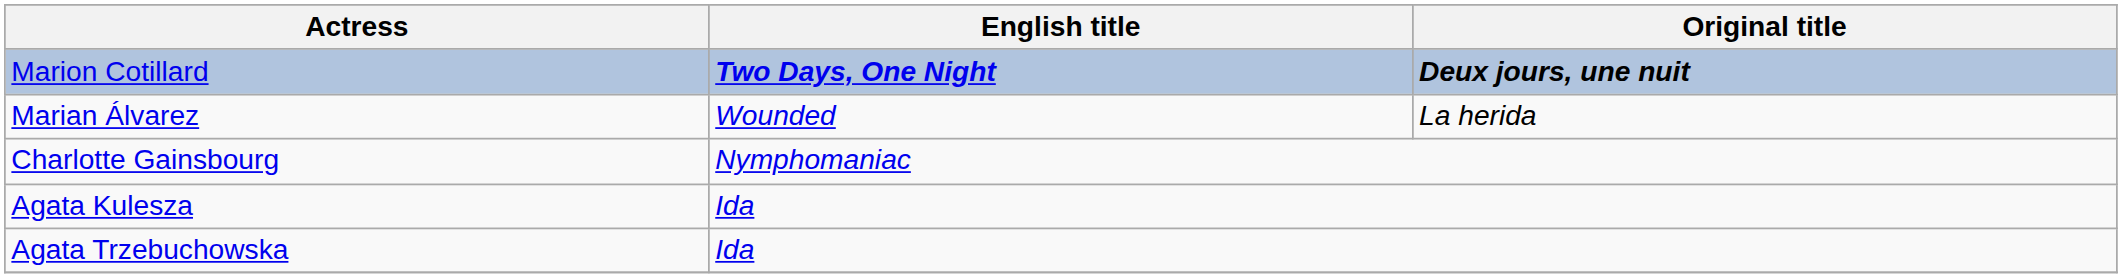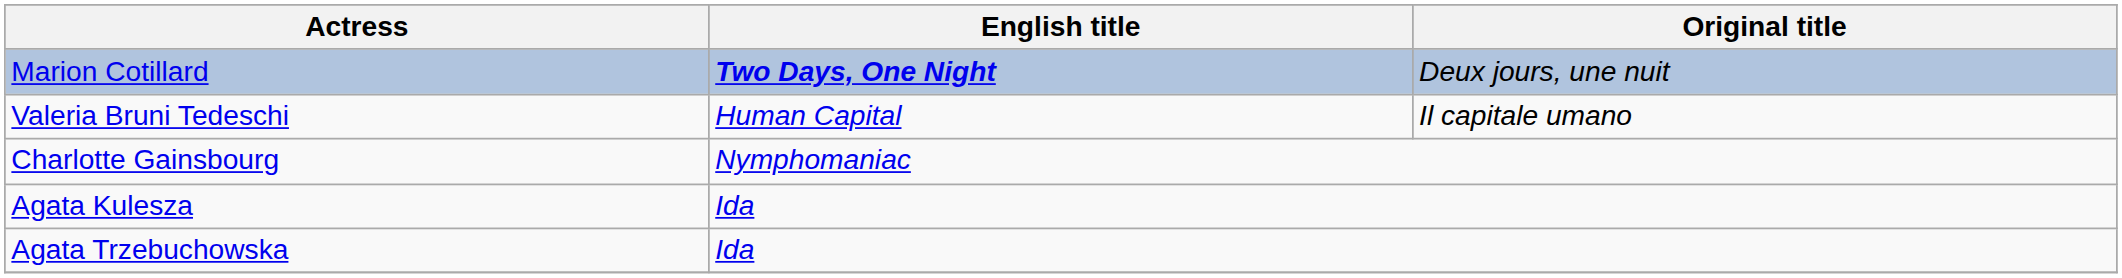(1554, 71) bold -> (1544, 71) normal
- row: (105, 116)
+ row: (150, 116)
